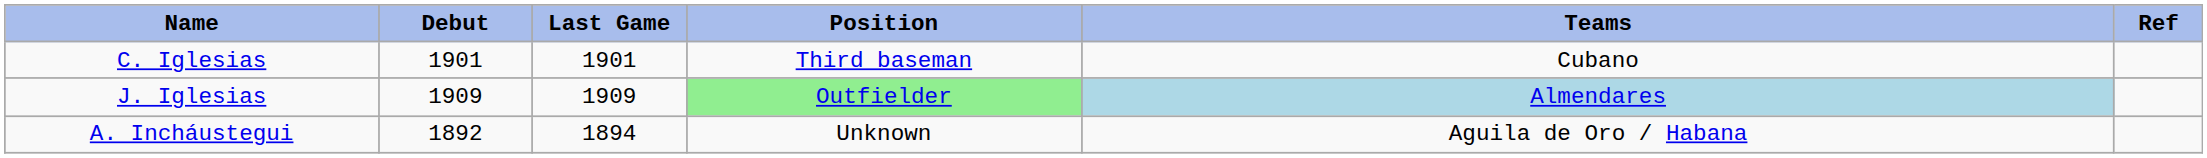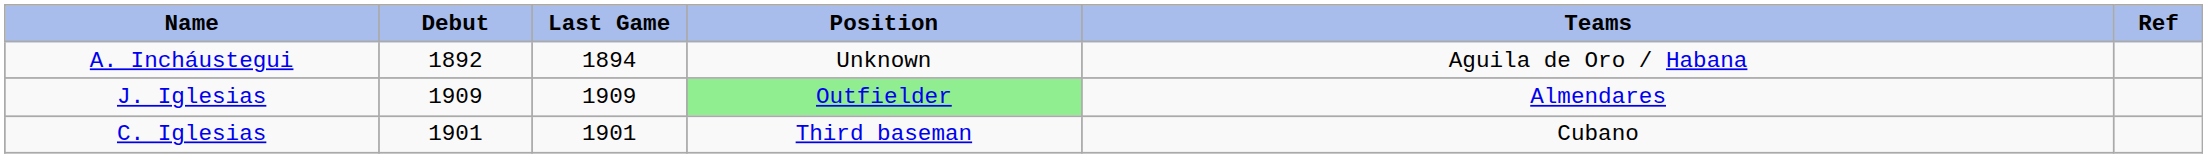rows swapped: (192, 60) <-> (192, 134)
(1598, 97) lightblue background -> (1598, 97) no background
